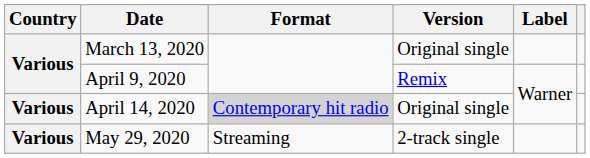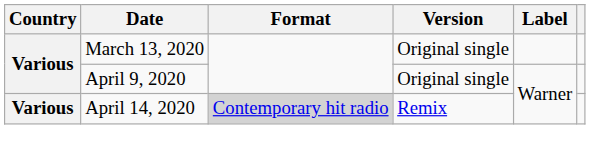(422, 78) Remix -> (453, 78) Original single
(453, 108) Original single -> (422, 108) Remix
- row: (137, 138)
